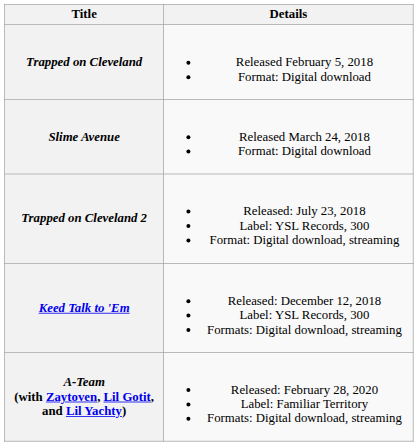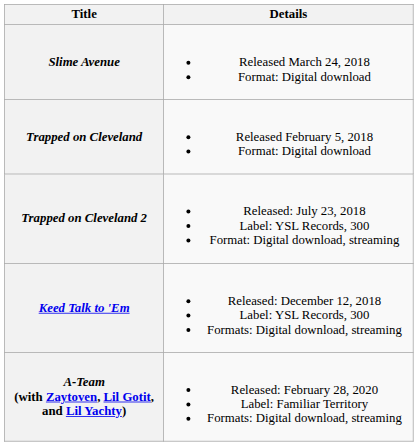rows swapped: (84, 62) <-> (84, 136)
